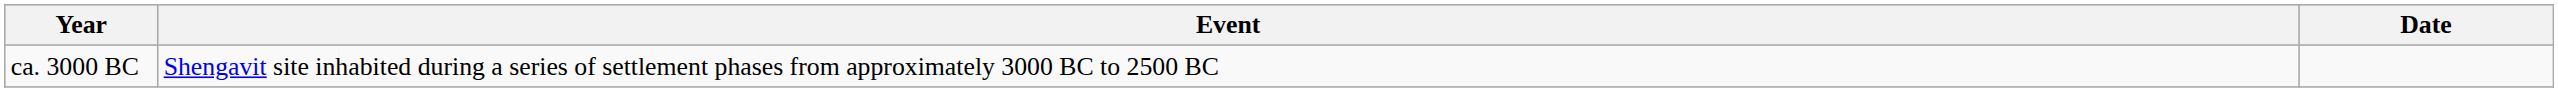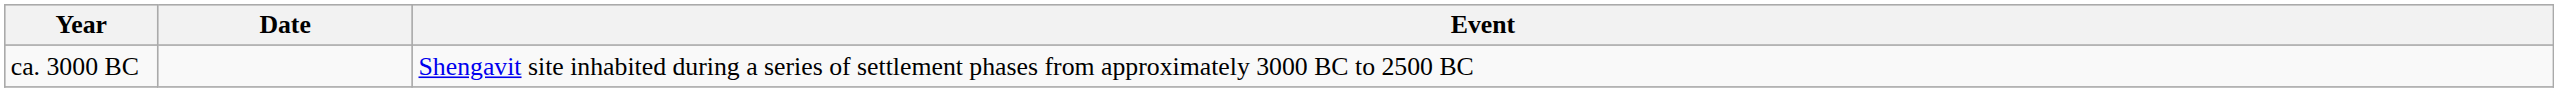columns swapped: (2426, 24) <-> (1228, 24)
